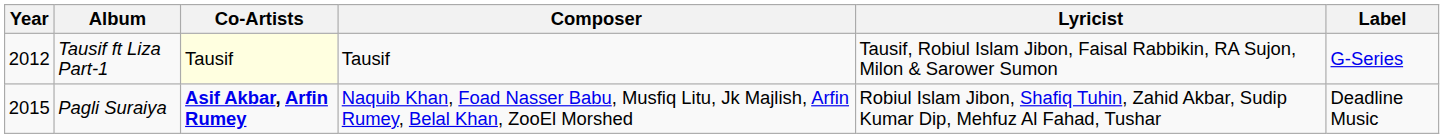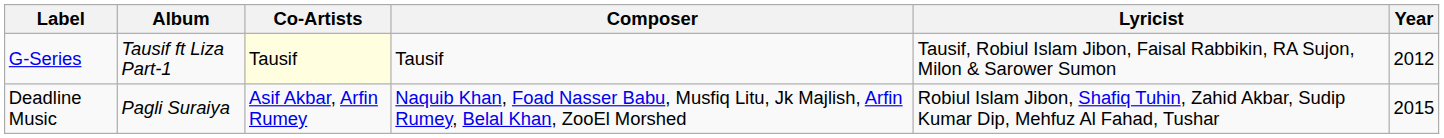columns swapped: (29, 19) <-> (1382, 19)
(257, 108) bold -> (313, 108) normal
